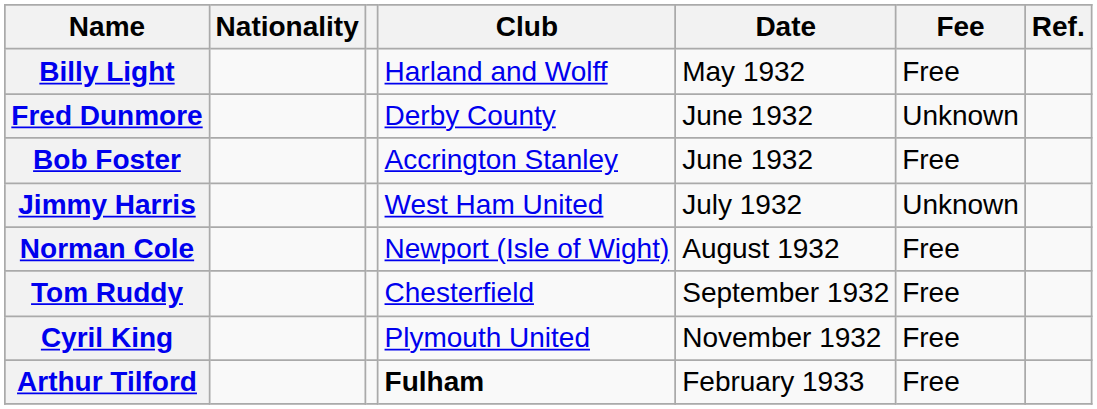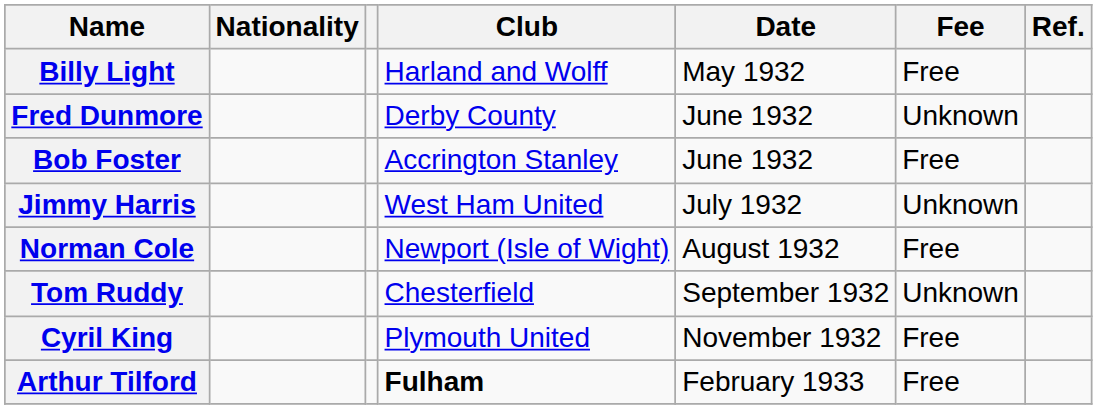(931, 293) Free -> (961, 293) Unknown
